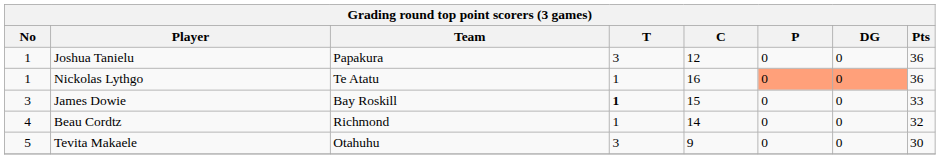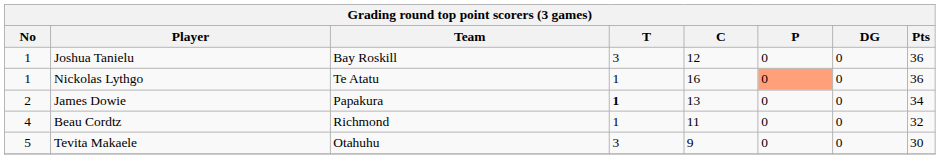(358, 57) Papakura -> (365, 57) Bay Roskill
(839, 79) lightsalmon background -> (839, 79) no background
(28, 100) 3 -> (28, 100) 2
(365, 100) Bay Roskill -> (358, 100) Papakura
(694, 100) 15 -> (694, 100) 13
(917, 100) 33 -> (917, 100) 34
(694, 121) 14 -> (693, 121) 11
